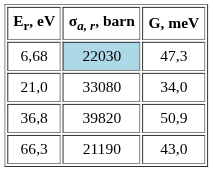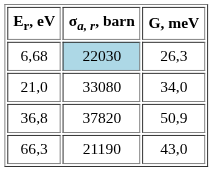(174, 56) 47,3 -> (174, 56) 26,3
(102, 118) 39820 -> (102, 118) 37820
